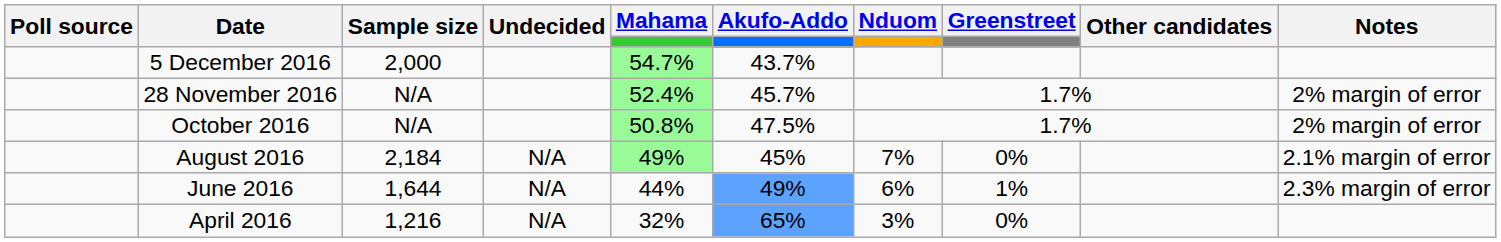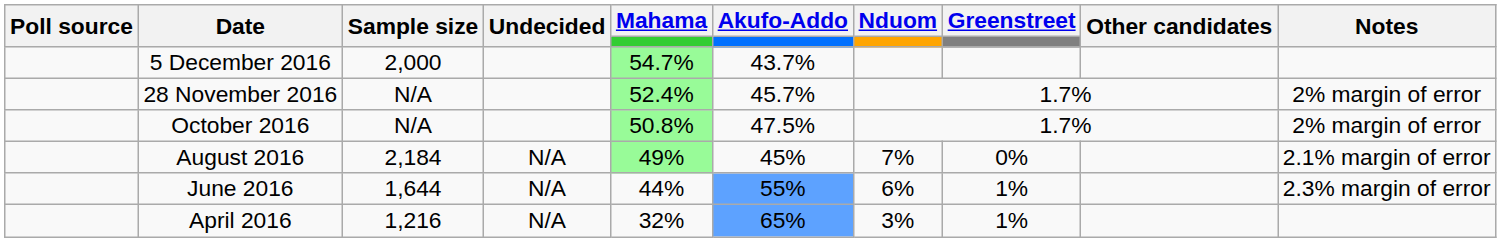(783, 189) 49% -> (783, 189) 55%
(1012, 220) 0% -> (1012, 220) 1%
